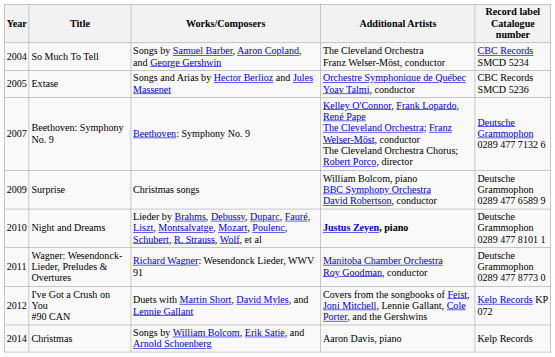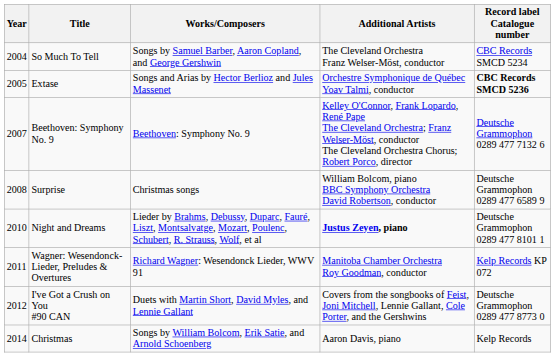(505, 84) normal -> (506, 84) bold
(17, 189) 2009 -> (17, 189) 2008
(512, 267) Deutsche Grammophon 0289 477 8773 0 -> (512, 267) Kelp Records KP 072
(513, 305) Kelp Records KP 072 -> (510, 305) Deutsche Grammophon 0289 477 8773 0
